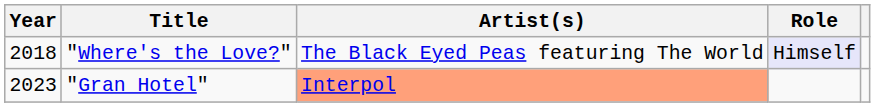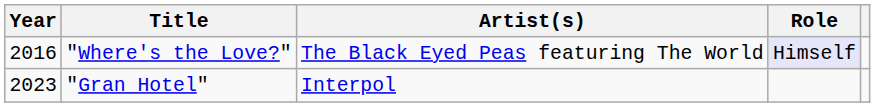(33, 53) 2018 -> (33, 53) 2016
(349, 85) lightsalmon background -> (349, 85) no background
